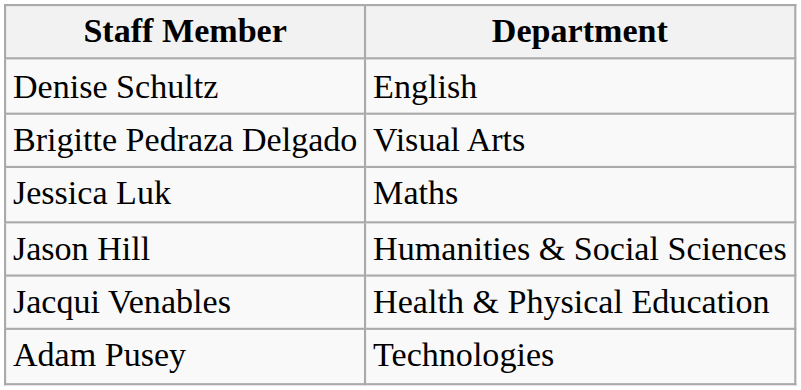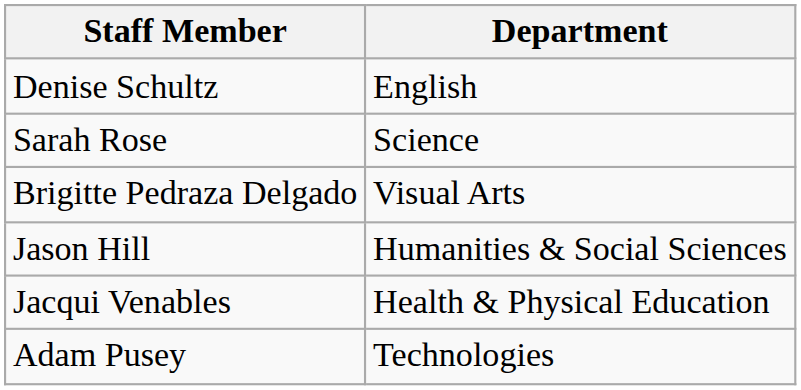+ row: (90, 139)
- row: (92, 193)
